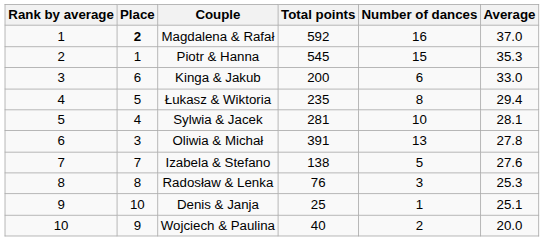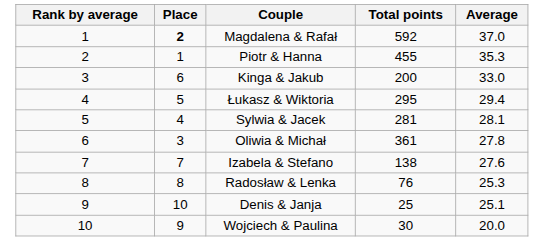- column: (419, 15)
(318, 57) 545 -> (406, 57) 455
(318, 99) 235 -> (406, 99) 295
(318, 141) 391 -> (406, 141) 361
(318, 225) 40 -> (406, 225) 30
